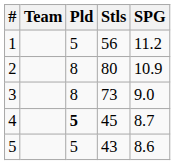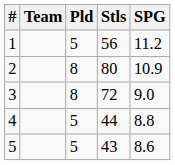(109, 95) 73 -> (109, 95) 72
(74, 120) bold -> (74, 120) normal
(109, 120) 45 -> (109, 120) 44
(144, 120) 8.7 -> (144, 120) 8.8
